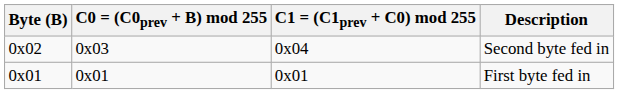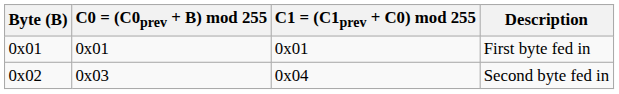rows swapped: (537, 75) <-> (546, 48)
